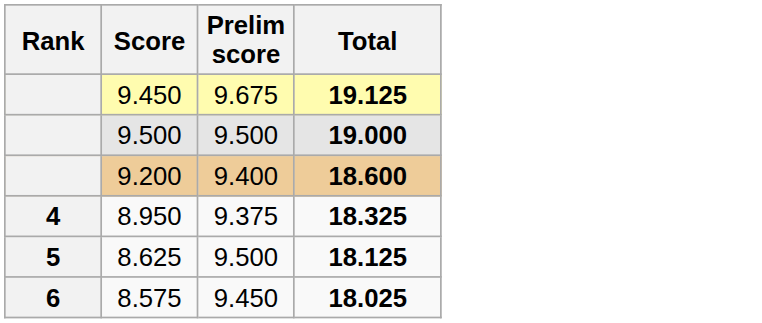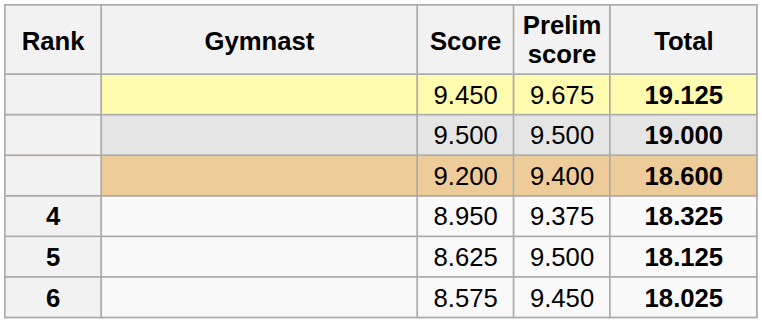+ column: (259, 40)
